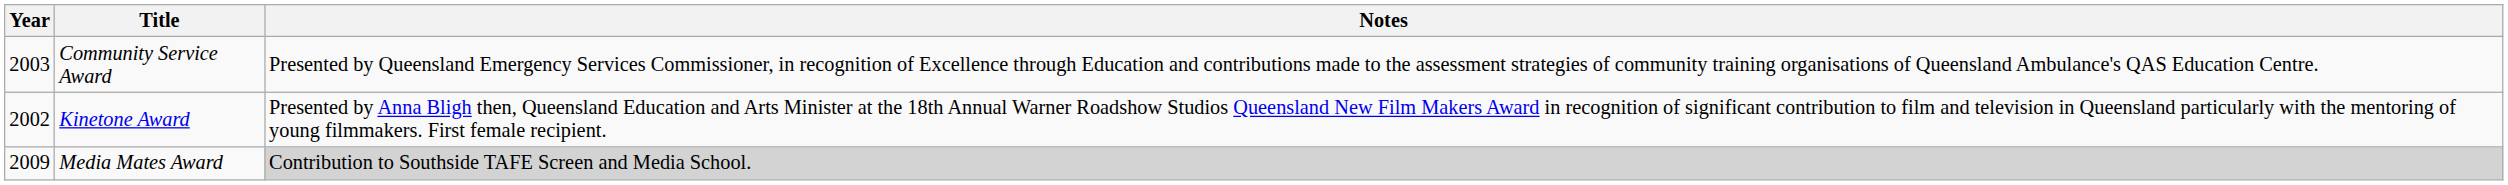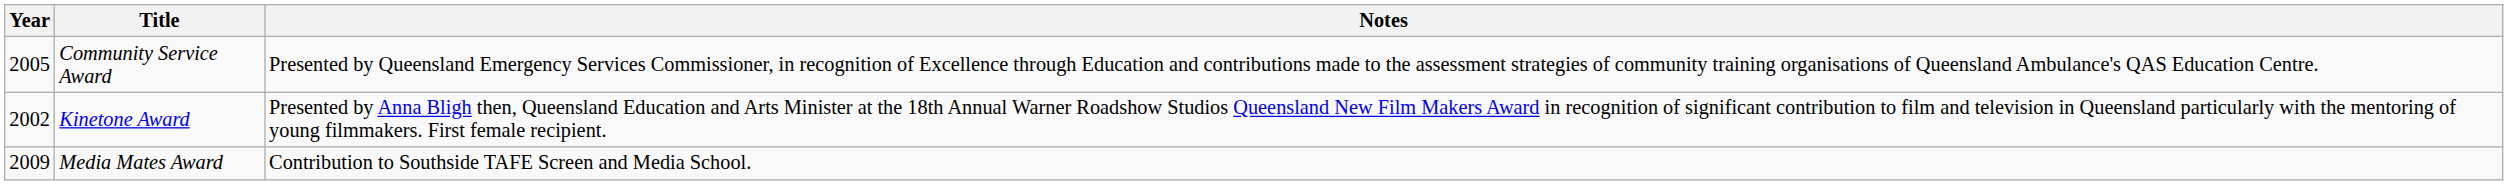(30, 64) 2003 -> (30, 64) 2005
(510, 163) lightgrey background -> (510, 163) no background
